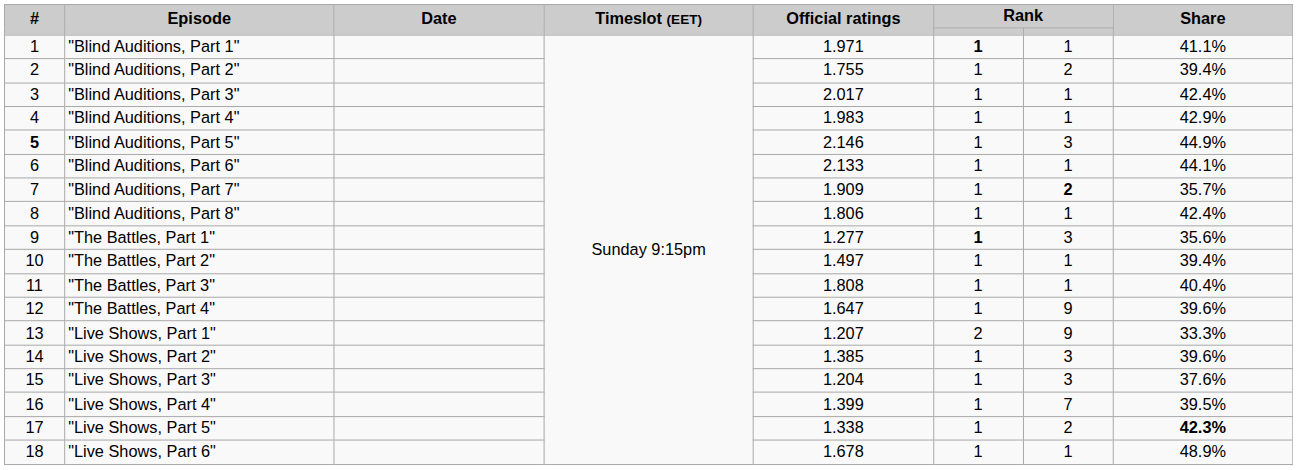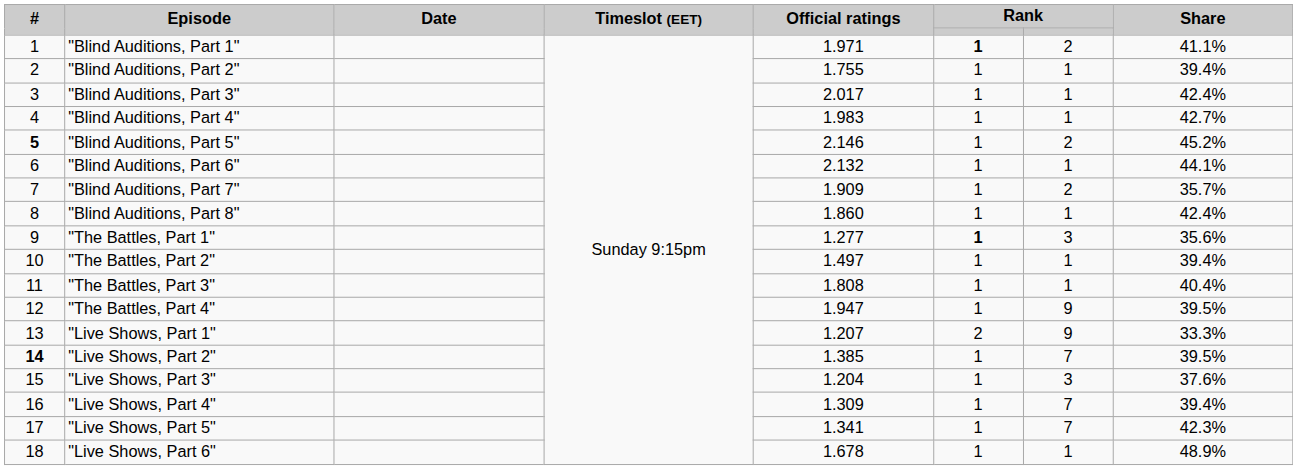(1068, 46) 1 -> (1068, 46) 2
(1068, 70) 2 -> (1068, 70) 1
(1203, 118) 42.9% -> (1203, 118) 42.7%
(1068, 142) 3 -> (1068, 142) 2
(1203, 142) 44.9% -> (1203, 142) 45.2%
(843, 166) 2.133 -> (843, 166) 2.132
(1068, 189) bold -> (1068, 189) normal
(843, 213) 1.806 -> (843, 213) 1.860
(843, 309) 1.647 -> (843, 309) 1.947
(1203, 309) 39.6% -> (1203, 309) 39.5%
(34, 356) normal -> (34, 356) bold
(1068, 356) 3 -> (1068, 356) 7
(1203, 356) 39.6% -> (1203, 356) 39.5%
(843, 404) 1.399 -> (843, 404) 1.309
(1203, 404) 39.5% -> (1203, 404) 39.4%
(843, 428) 1.338 -> (843, 428) 1.341
(1068, 428) 2 -> (1068, 428) 7
(1203, 428) bold -> (1203, 428) normal
